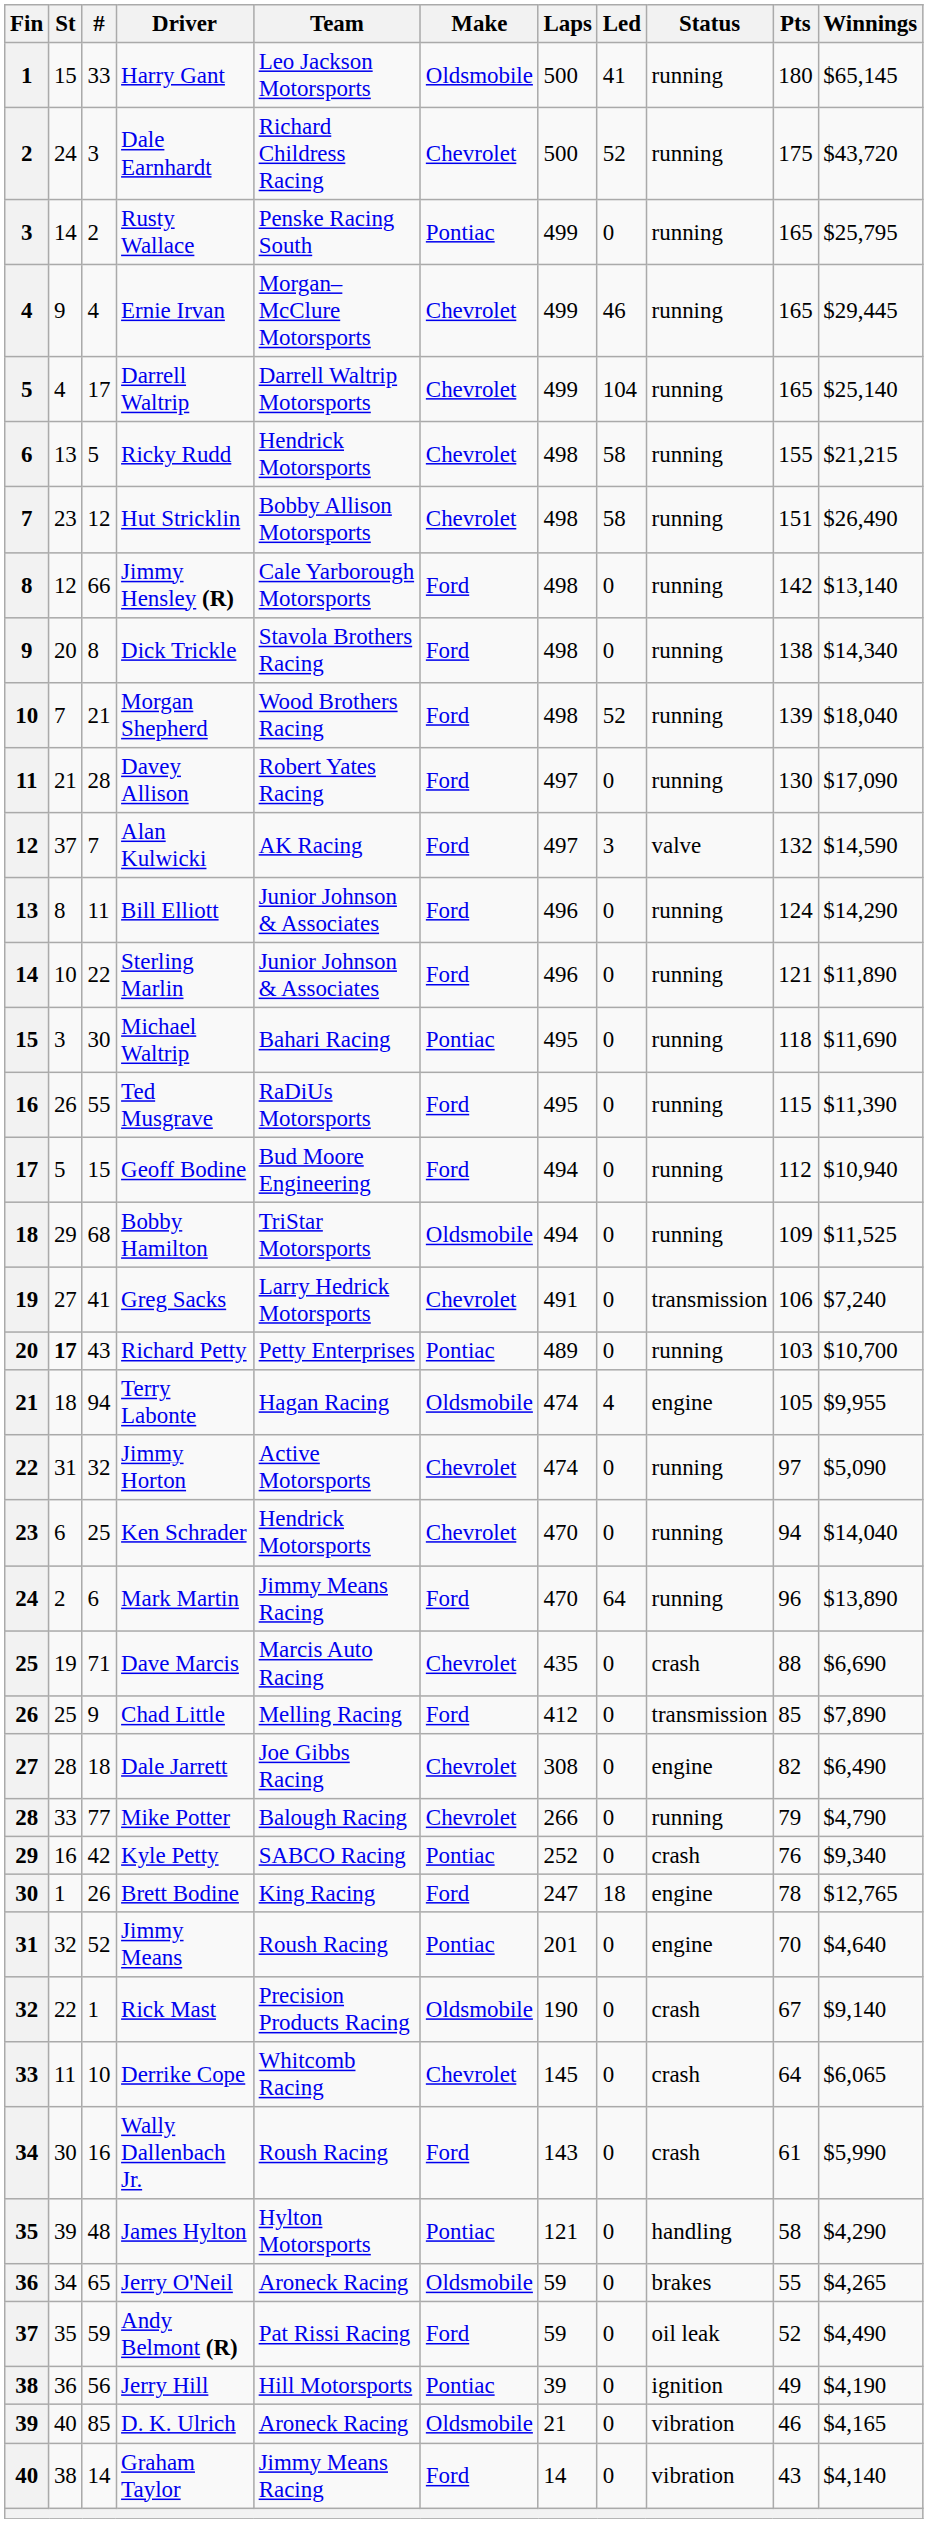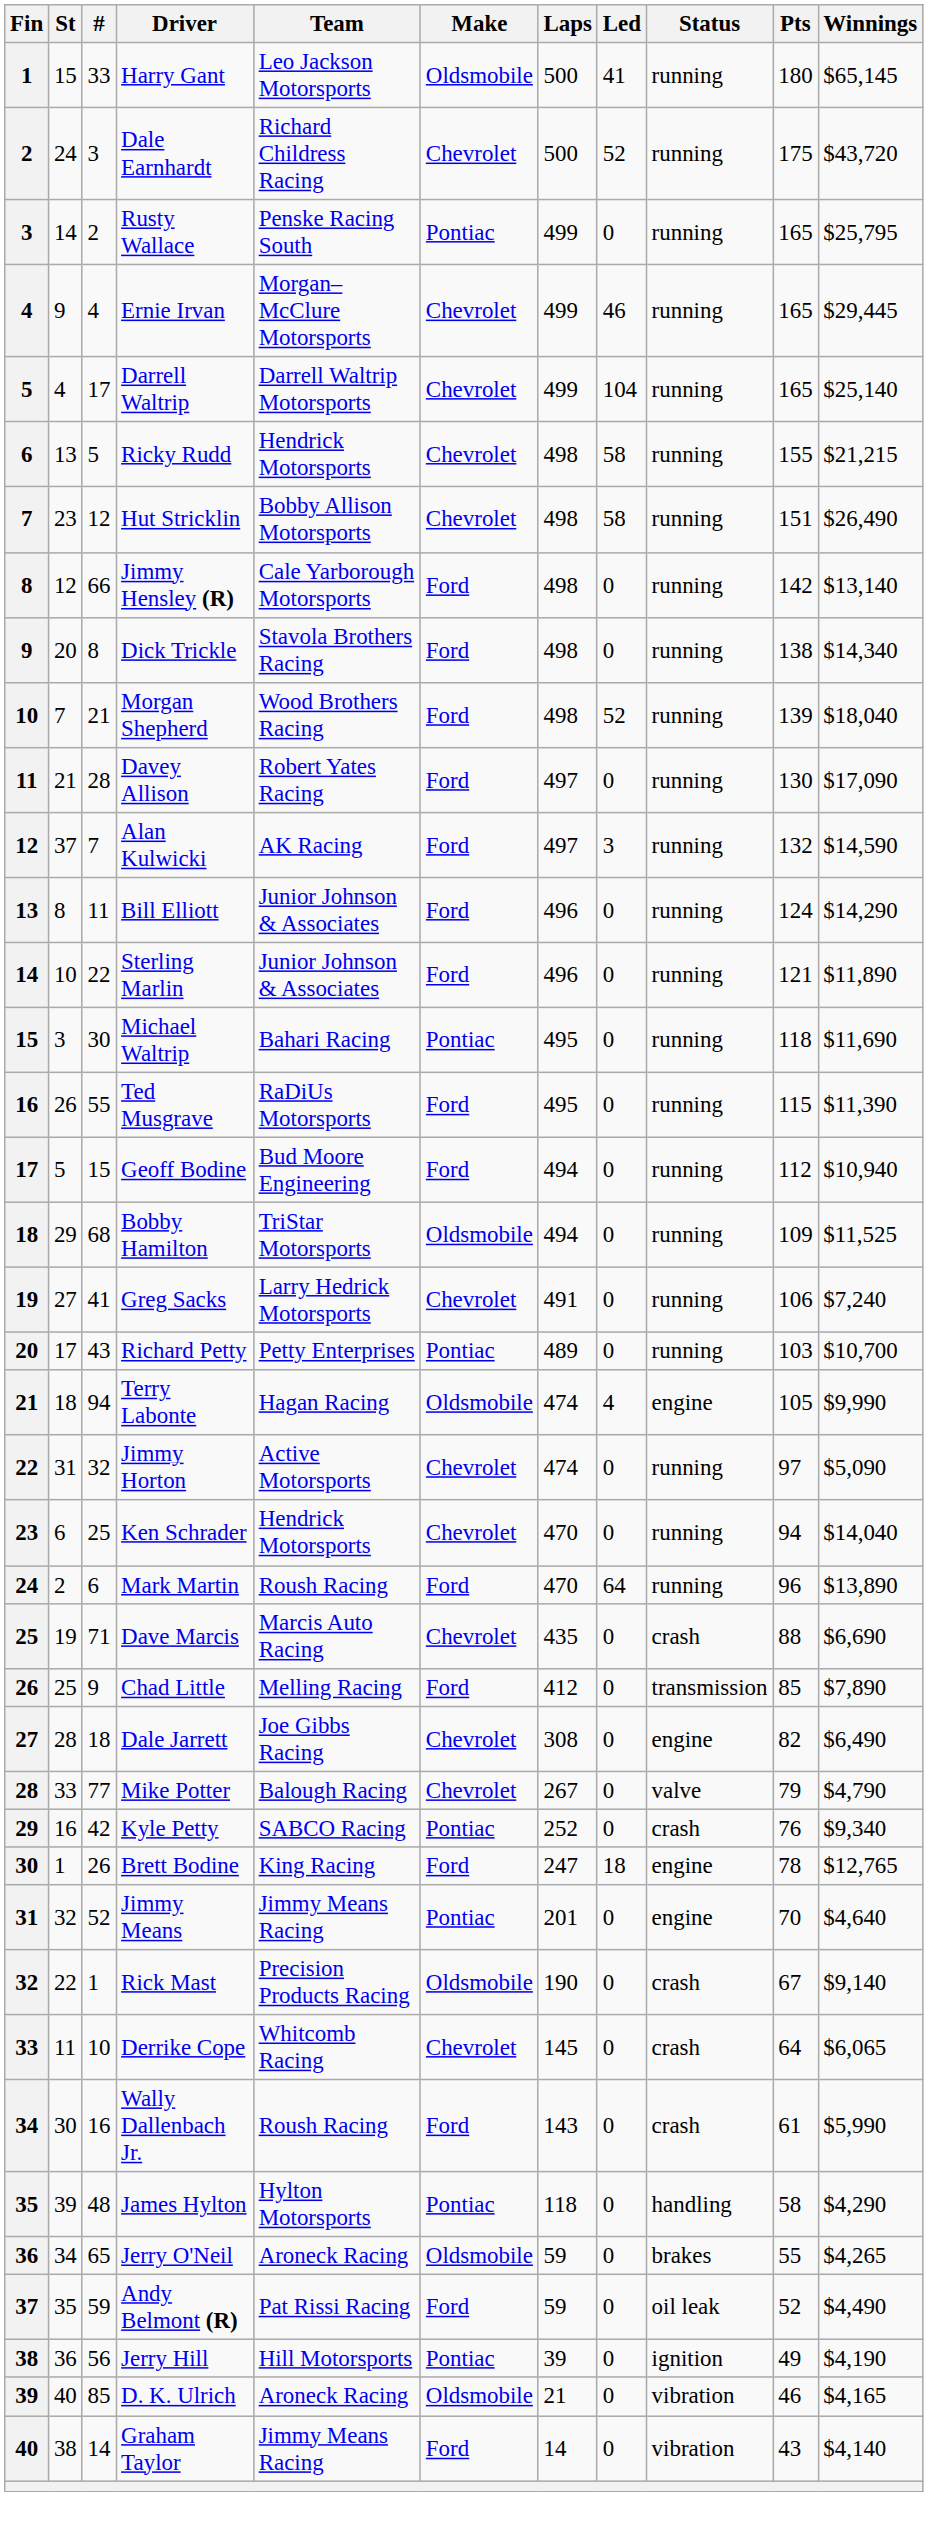(676, 844) valve -> (687, 844) running
(710, 1299) transmission -> (687, 1299) running
(65, 1351) bold -> (65, 1351) normal
(855, 1402) $9,955 -> (855, 1402) $9,990
(323, 1597) Jimmy Means Racing -> (323, 1584) Roush Racing
(561, 1817) 266 -> (561, 1789) 267
(687, 1817) running -> (676, 1789) valve
(323, 1944) Roush Racing -> (323, 1917) Jimmy Means Racing
(561, 2231) 121 -> (560, 2204) 118
